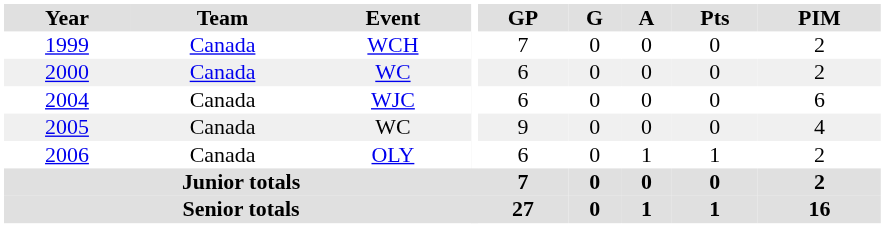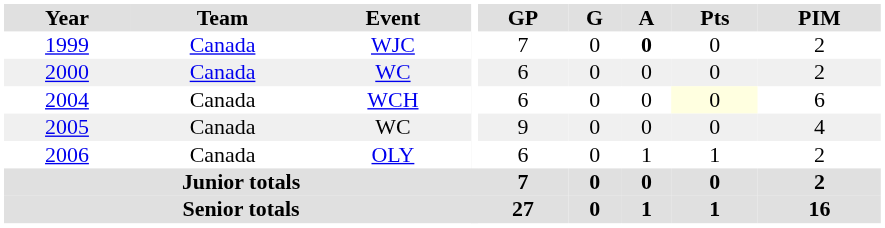(393, 44) WCH -> (393, 44) WJC
(647, 44) normal -> (647, 44) bold
(393, 99) WJC -> (393, 99) WCH
(715, 99) no background -> (715, 99) lightyellow background
